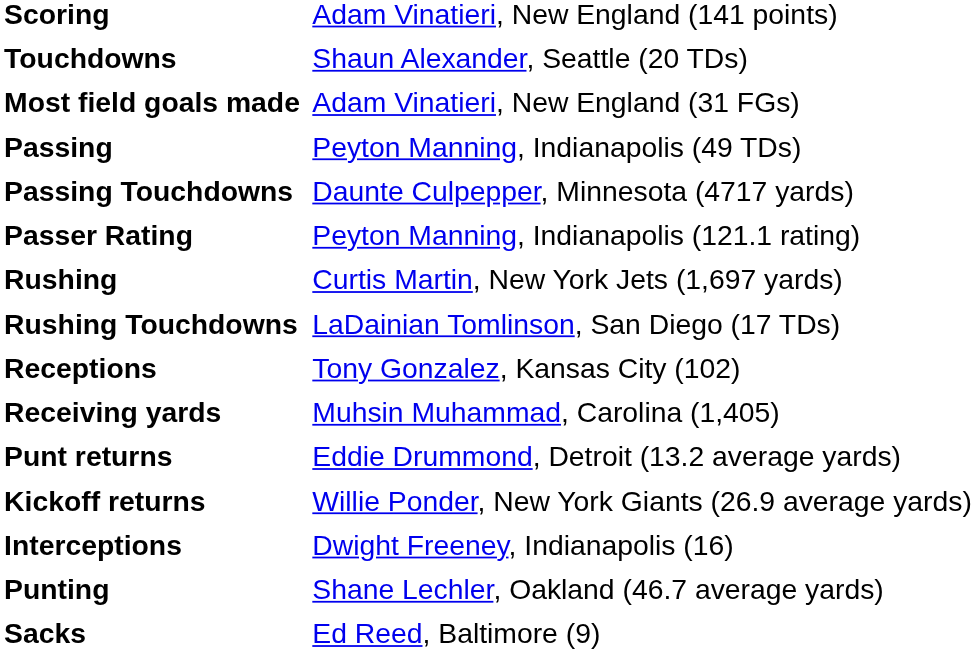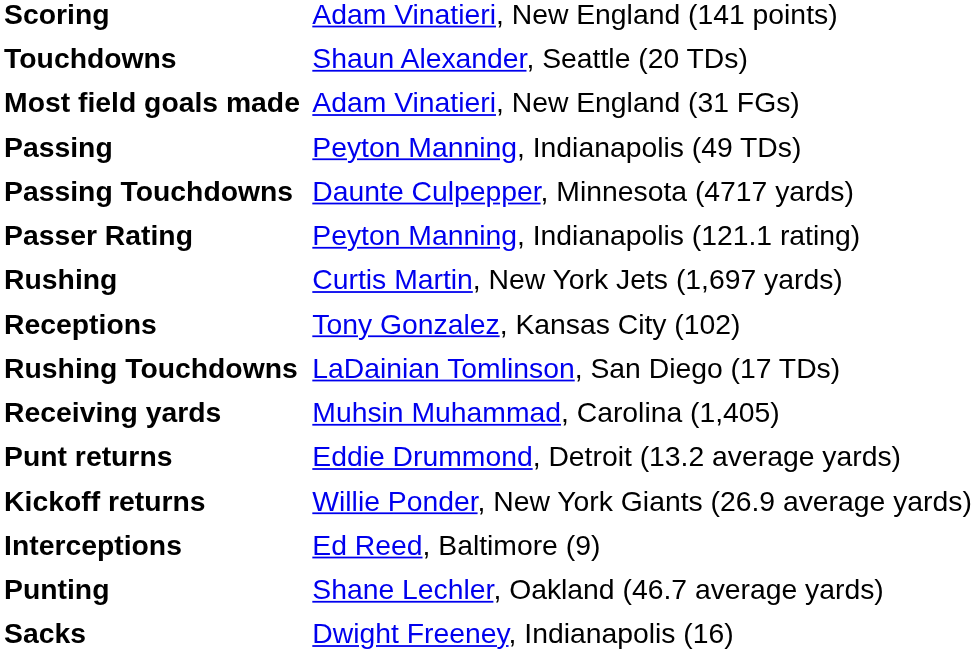rows swapped: (151, 324) <-> (80, 368)
(523, 545) Dwight Freeney, Indianapolis (16) -> (456, 545) Ed Reed, Baltimore (9)
(456, 634) Ed Reed, Baltimore (9) -> (523, 634) Dwight Freeney, Indianapolis (16)
